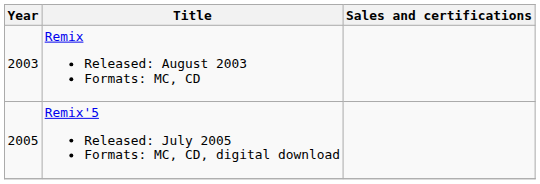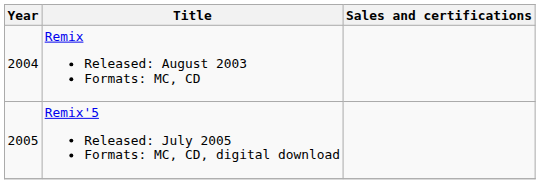(23, 64) 2003 -> (23, 64) 2004
